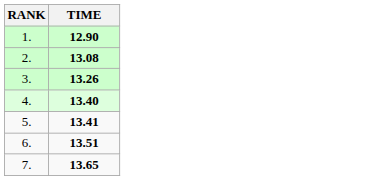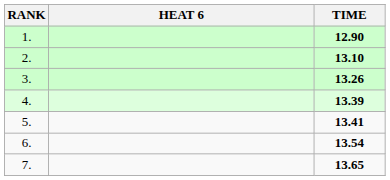+ column: (181, 15)
(84, 58) 13.08 -> (349, 58) 13.10
(84, 101) 13.40 -> (349, 101) 13.39
(84, 143) 13.51 -> (349, 143) 13.54
